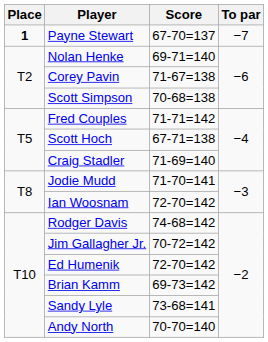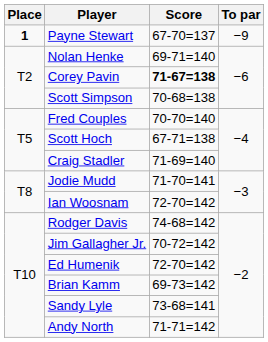(241, 35) −7 -> (241, 35) −9
(184, 77) normal -> (184, 77) bold
(184, 118) 71-71=142 -> (184, 118) 70-70=140
(184, 327) 70-70=140 -> (184, 327) 71-71=142
